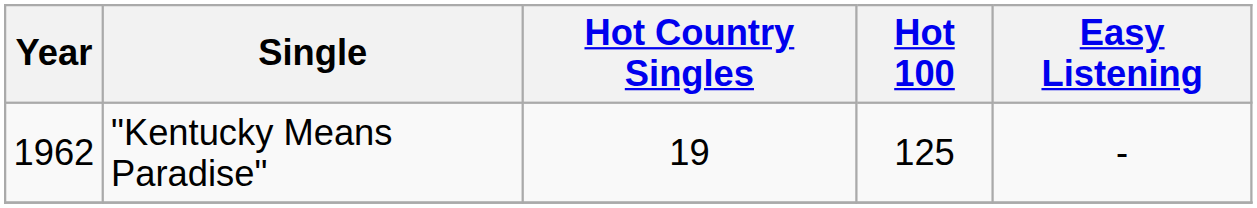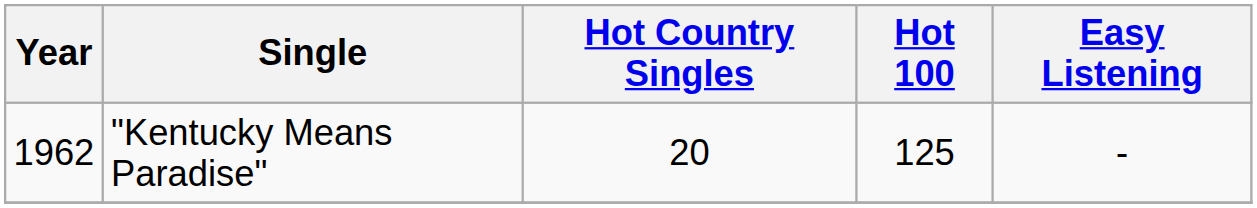(689, 152) 19 -> (689, 152) 20
